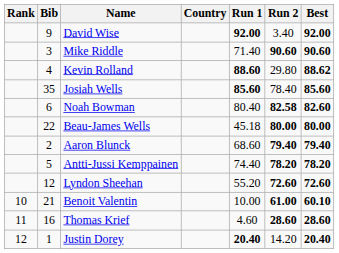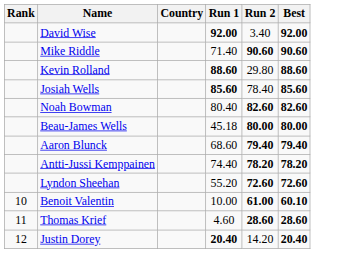- column: (49, 13)
(317, 70) 88.62 -> (294, 70) 88.60
(283, 107) 82.58 -> (260, 107) 82.60
